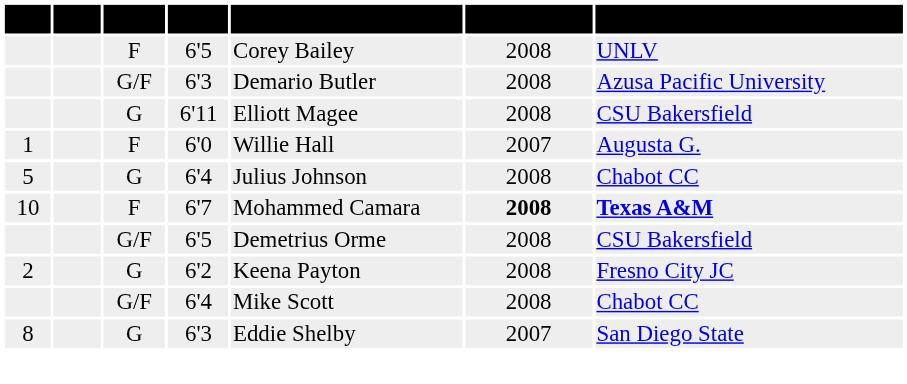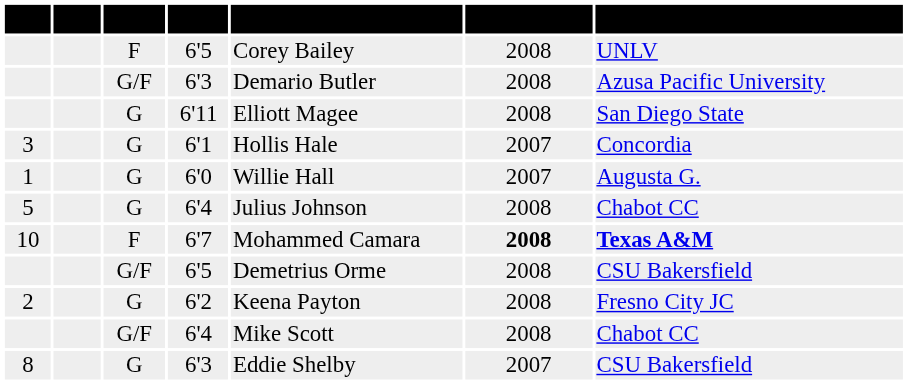(674, 113) CSU Bakersfield -> (670, 113) San Diego State
+ row: (28, 144)
(134, 144) F -> (134, 176) G
(670, 333) San Diego State -> (674, 365) CSU Bakersfield
